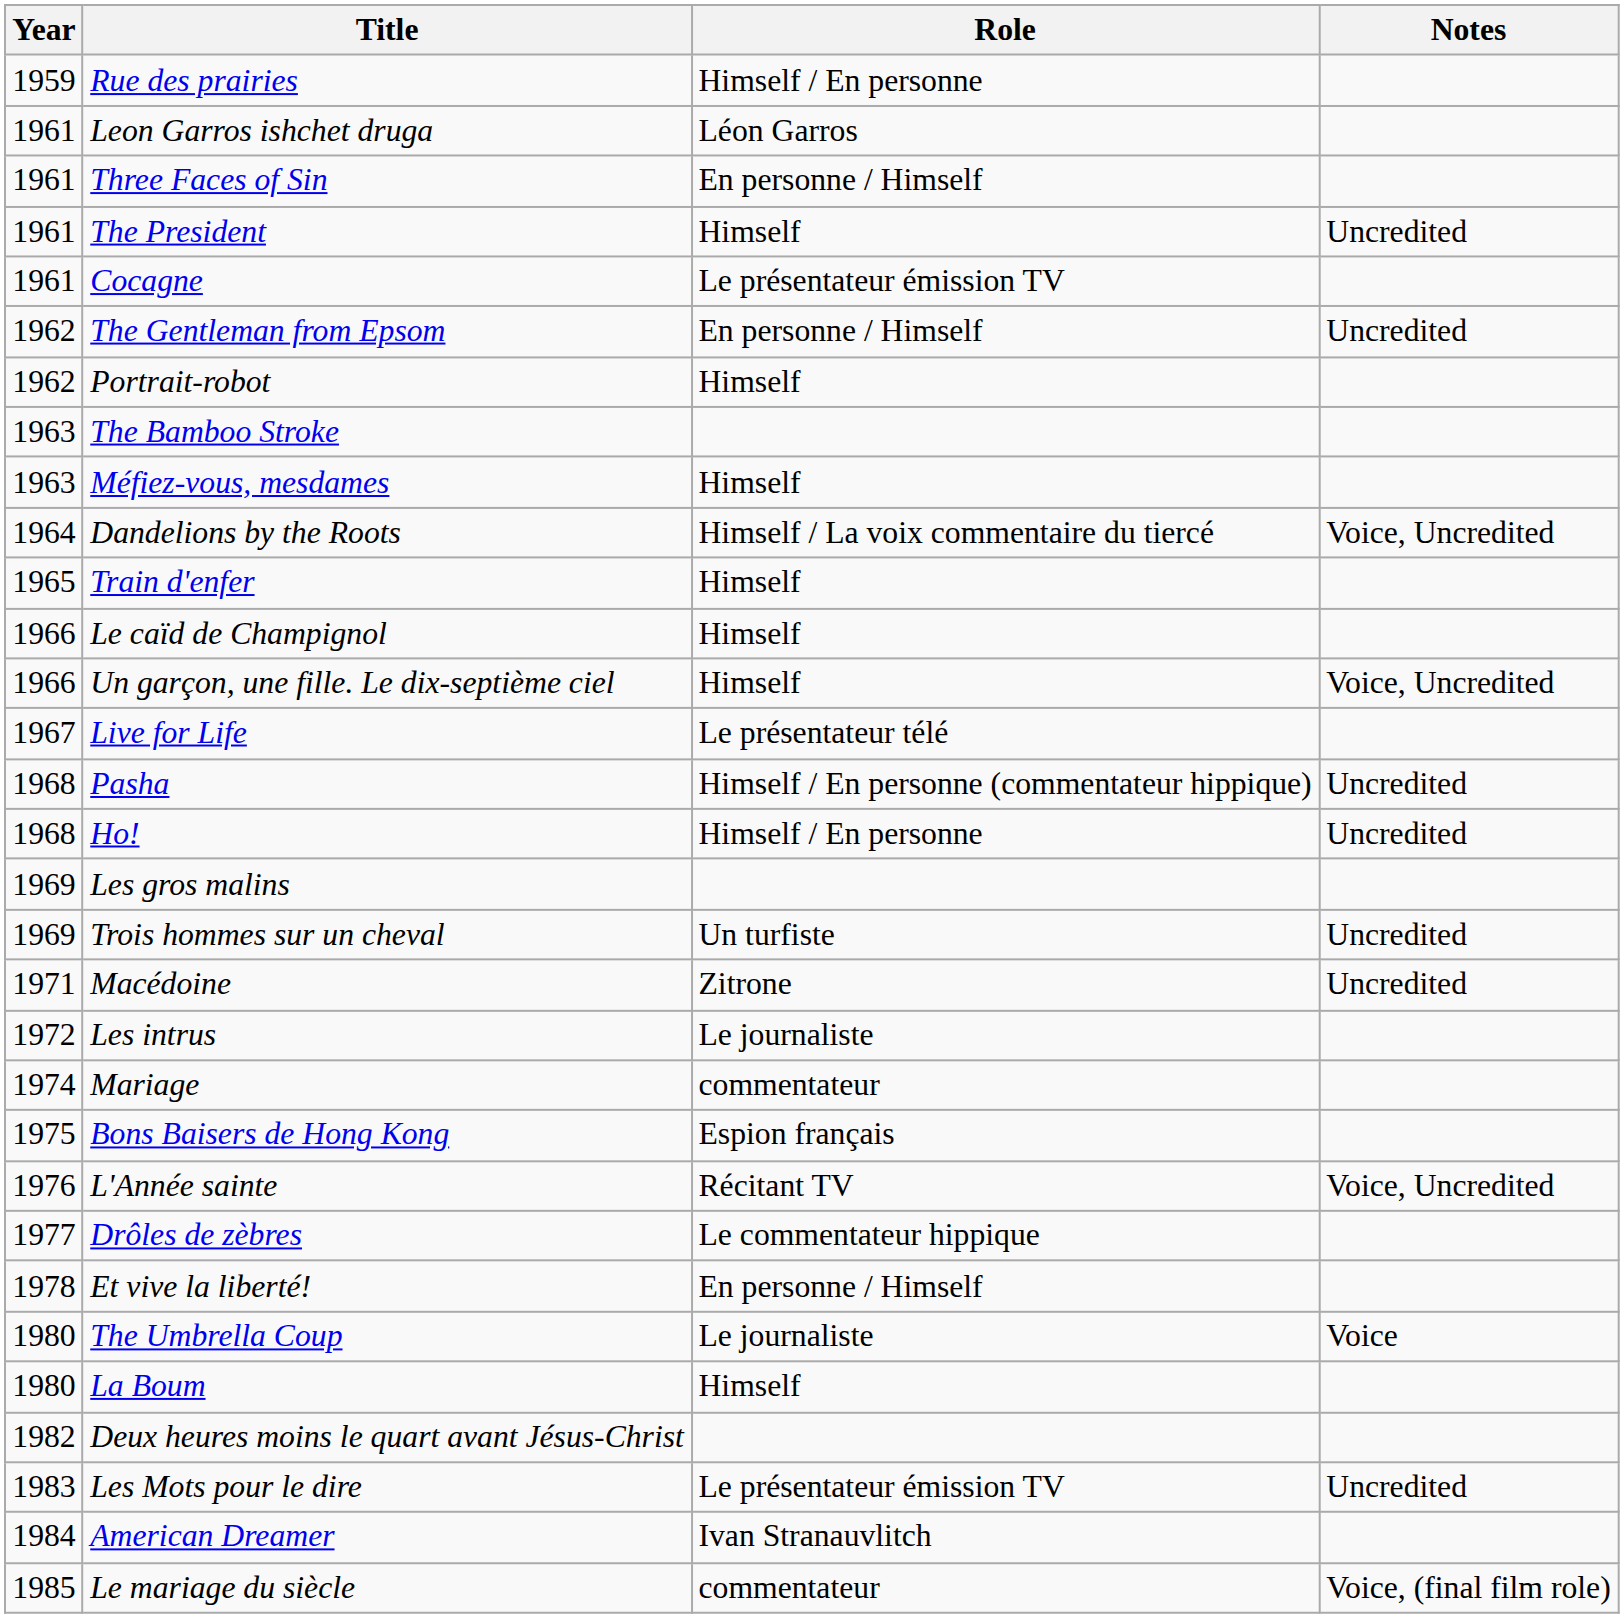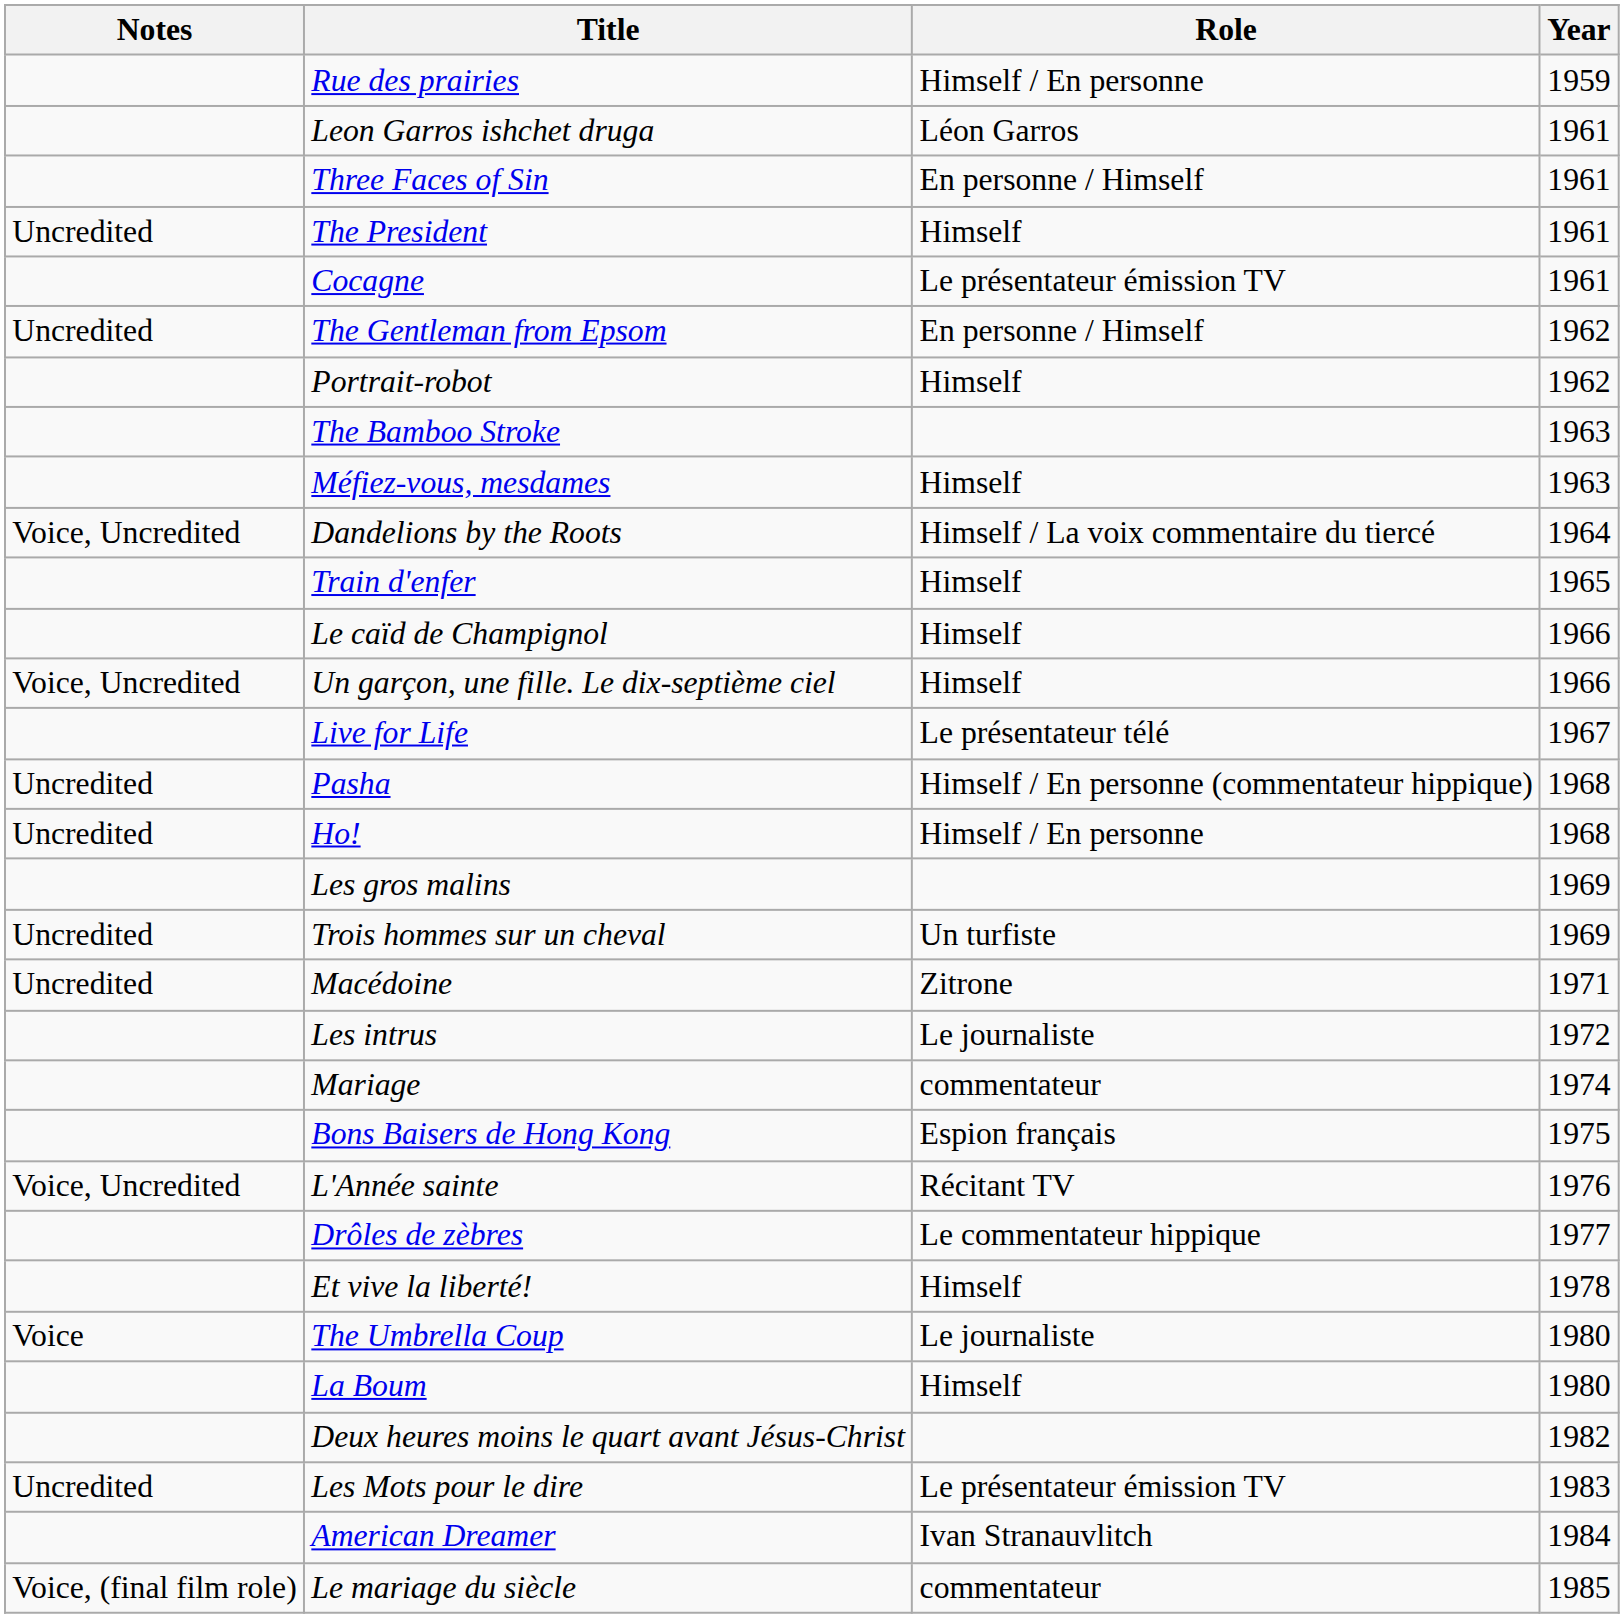columns swapped: (44, 29) <-> (1468, 29)
(841, 1285) En personne / Himself -> (971, 1285) Himself
